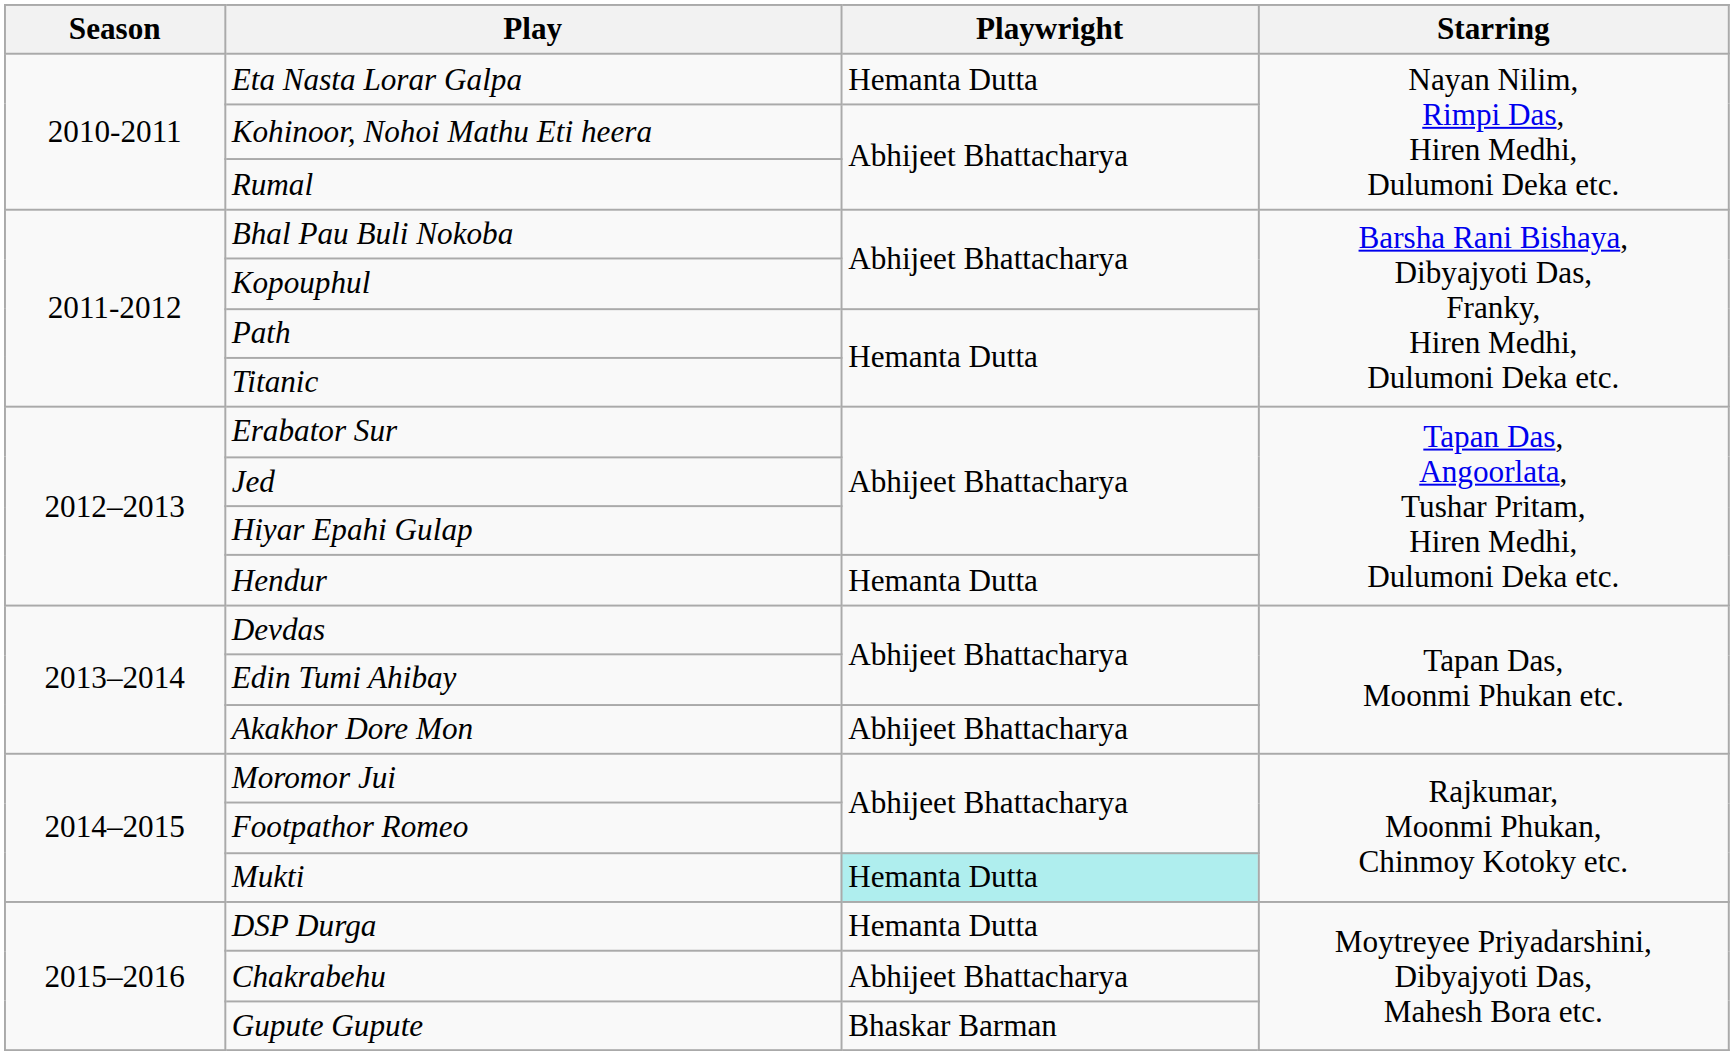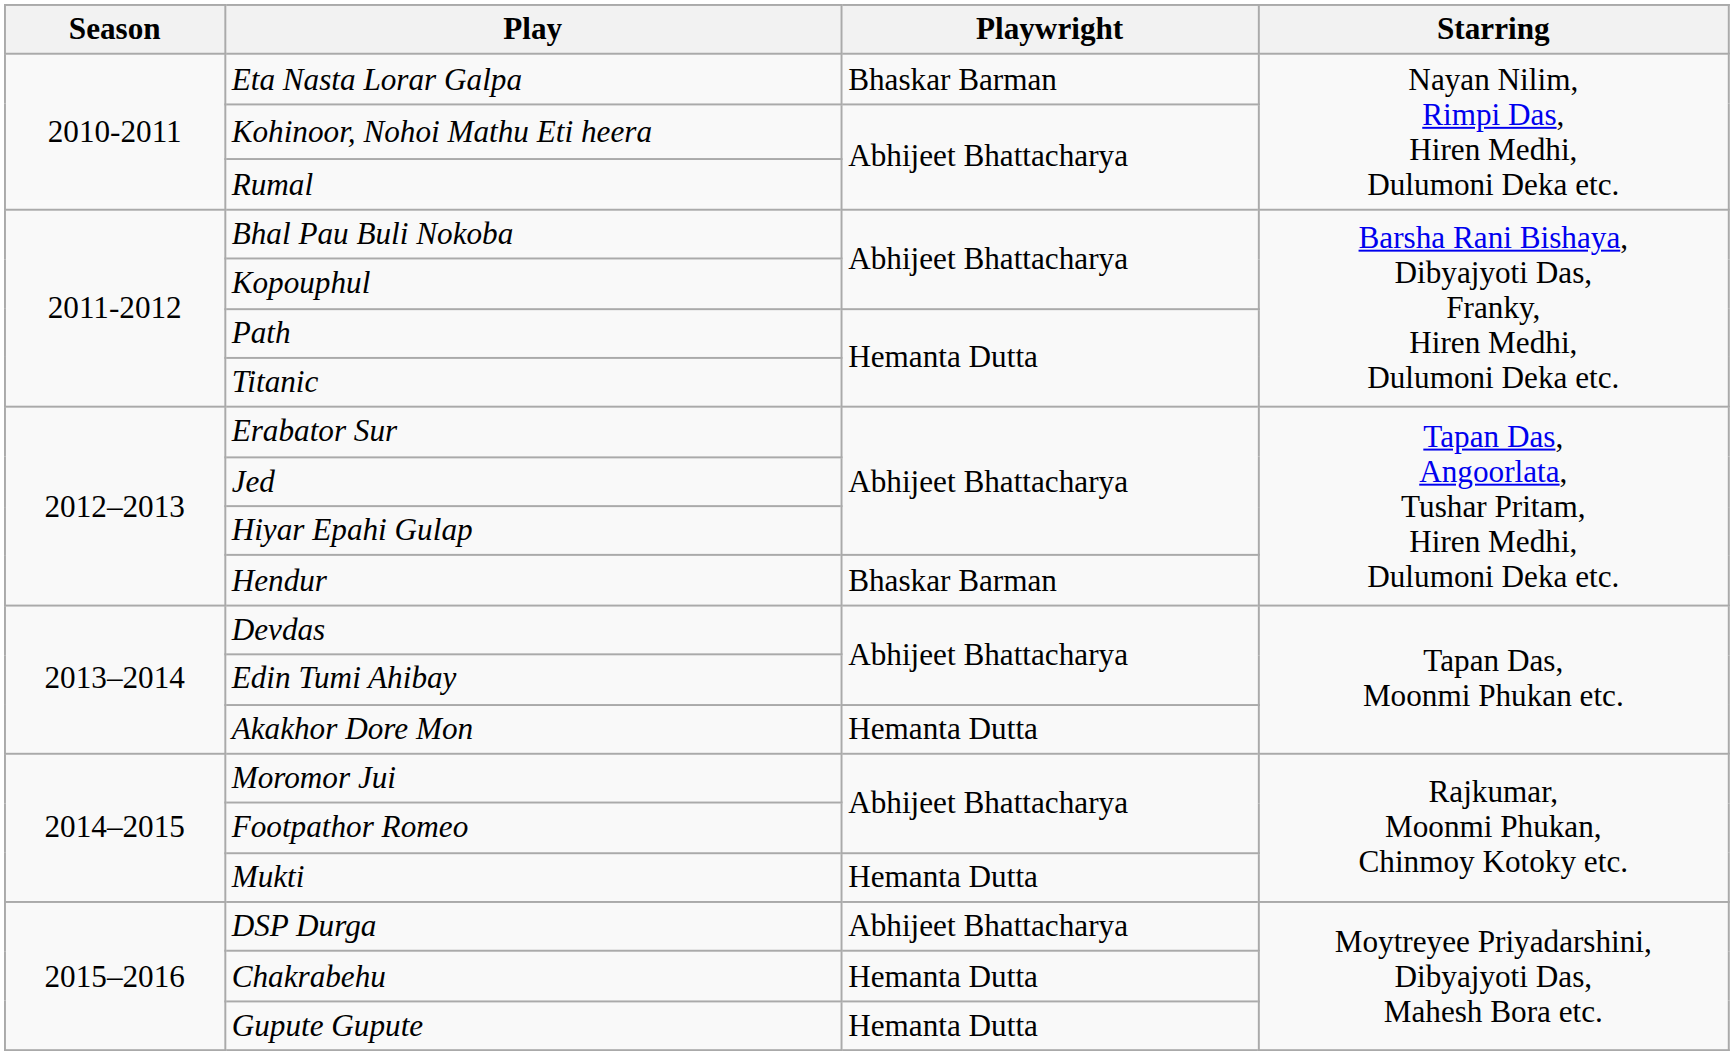(943, 78) Hemanta Dutta -> (953, 78) Bhaskar Barman
(943, 579) Hemanta Dutta -> (953, 579) Bhaskar Barman
(988, 728) Abhijeet Bhattacharya -> (943, 728) Hemanta Dutta
(943, 876) paleturquoise background -> (943, 876) no background
(943, 926) Hemanta Dutta -> (988, 926) Abhijeet Bhattacharya
(988, 975) Abhijeet Bhattacharya -> (943, 975) Hemanta Dutta
(953, 1025) Bhaskar Barman -> (943, 1025) Hemanta Dutta
